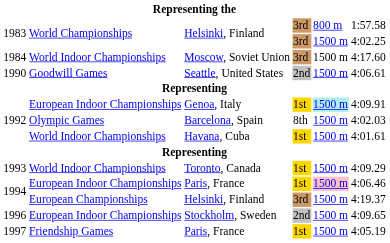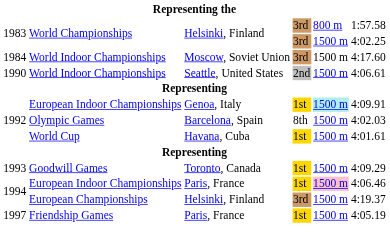(68, 73) Goodwill Games -> (97, 73) World Indoor Championships
(97, 136) World Indoor Championships -> (54, 136) World Cup
(97, 168) World Indoor Championships -> (68, 168) Goodwill Games
- row: (15, 215)
